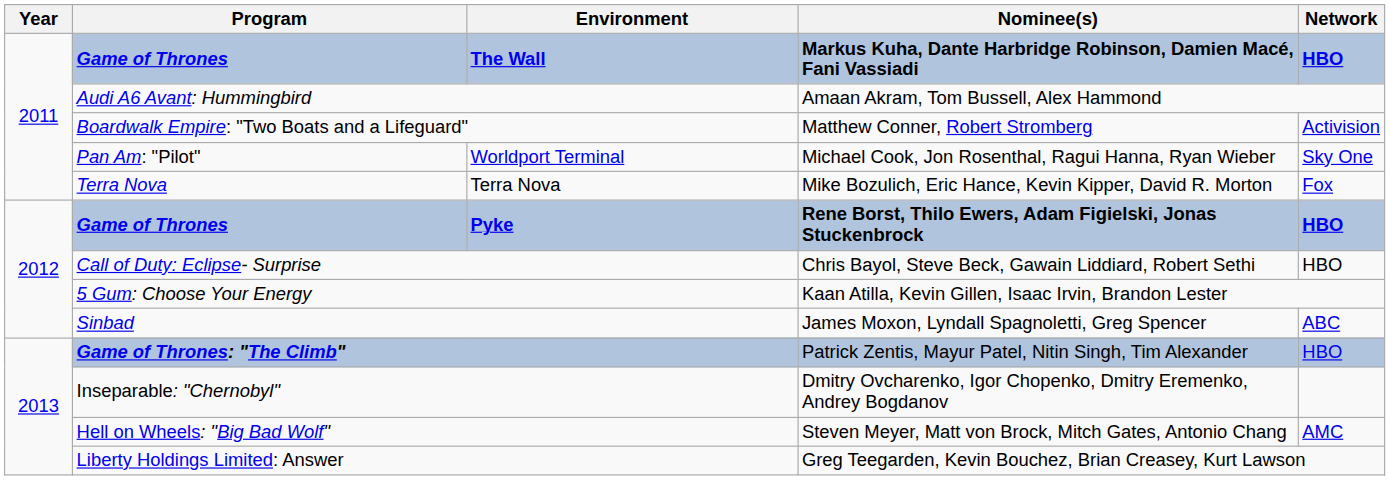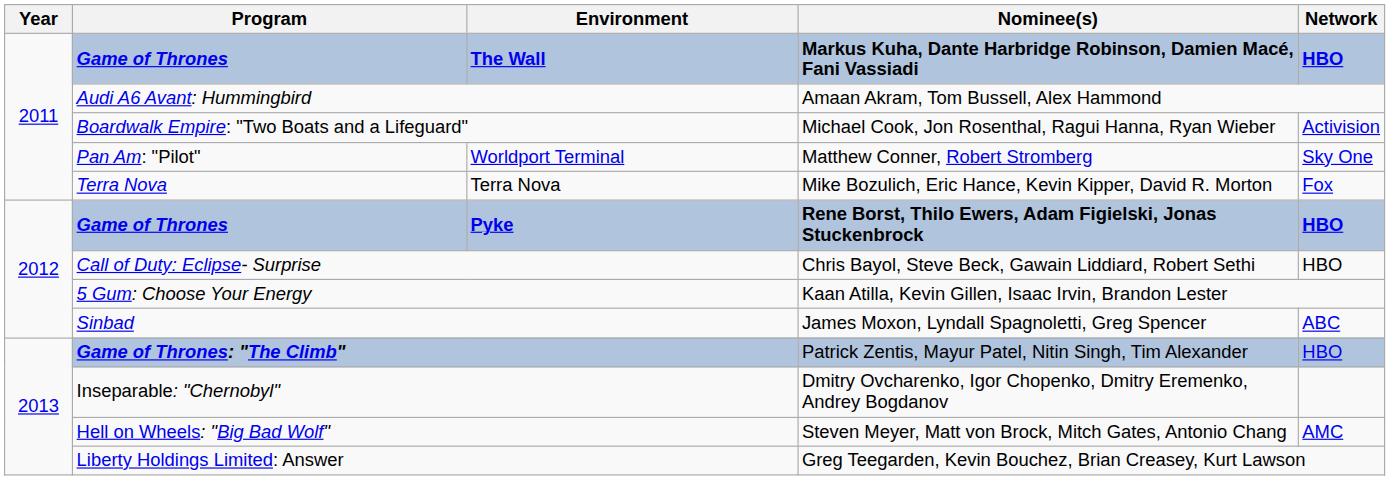(947, 127) Matthew Conner, Robert Stromberg -> (1039, 127) Michael Cook, Jon Rosenthal, Ragui Hanna, Ryan Wieber
(1039, 156) Michael Cook, Jon Rosenthal, Ragui Hanna, Ryan Wieber -> (947, 156) Matthew Conner, Robert Stromberg
